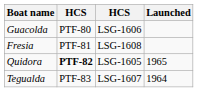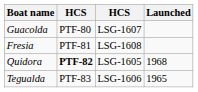(119, 29) LSG-1606 -> (119, 29) LSG-1607
(157, 62) 1965 -> (157, 62) 1968
(119, 78) LSG-1607 -> (119, 78) LSG-1606
(157, 78) 1964 -> (157, 78) 1965
